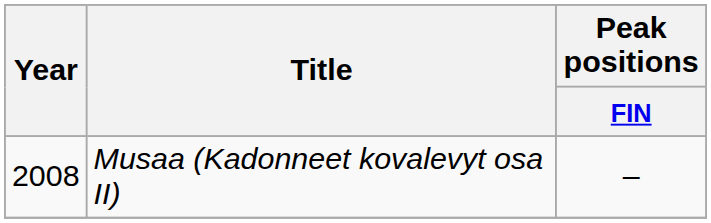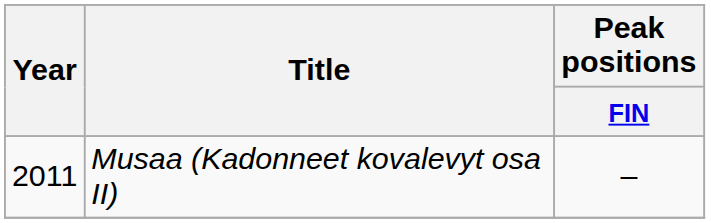(46, 176) 2008 -> (45, 176) 2011
